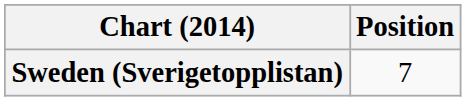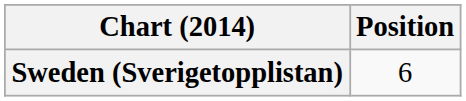(405, 72) 7 -> (405, 72) 6
